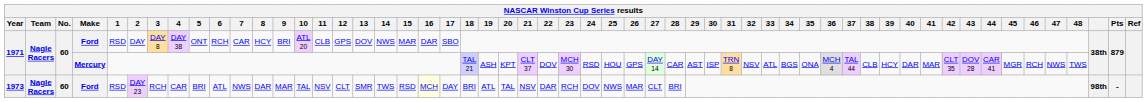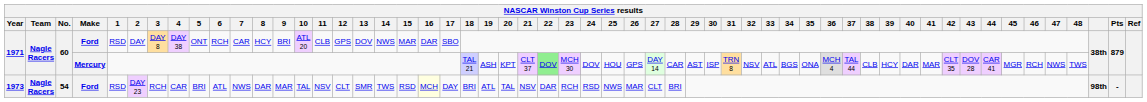(548, 64) no background -> (548, 64) lightgreen background
(591, 64) RSD -> (591, 64) DOV
(64, 86) 60 -> (64, 86) 54
(591, 86) DOV -> (591, 86) RSD
